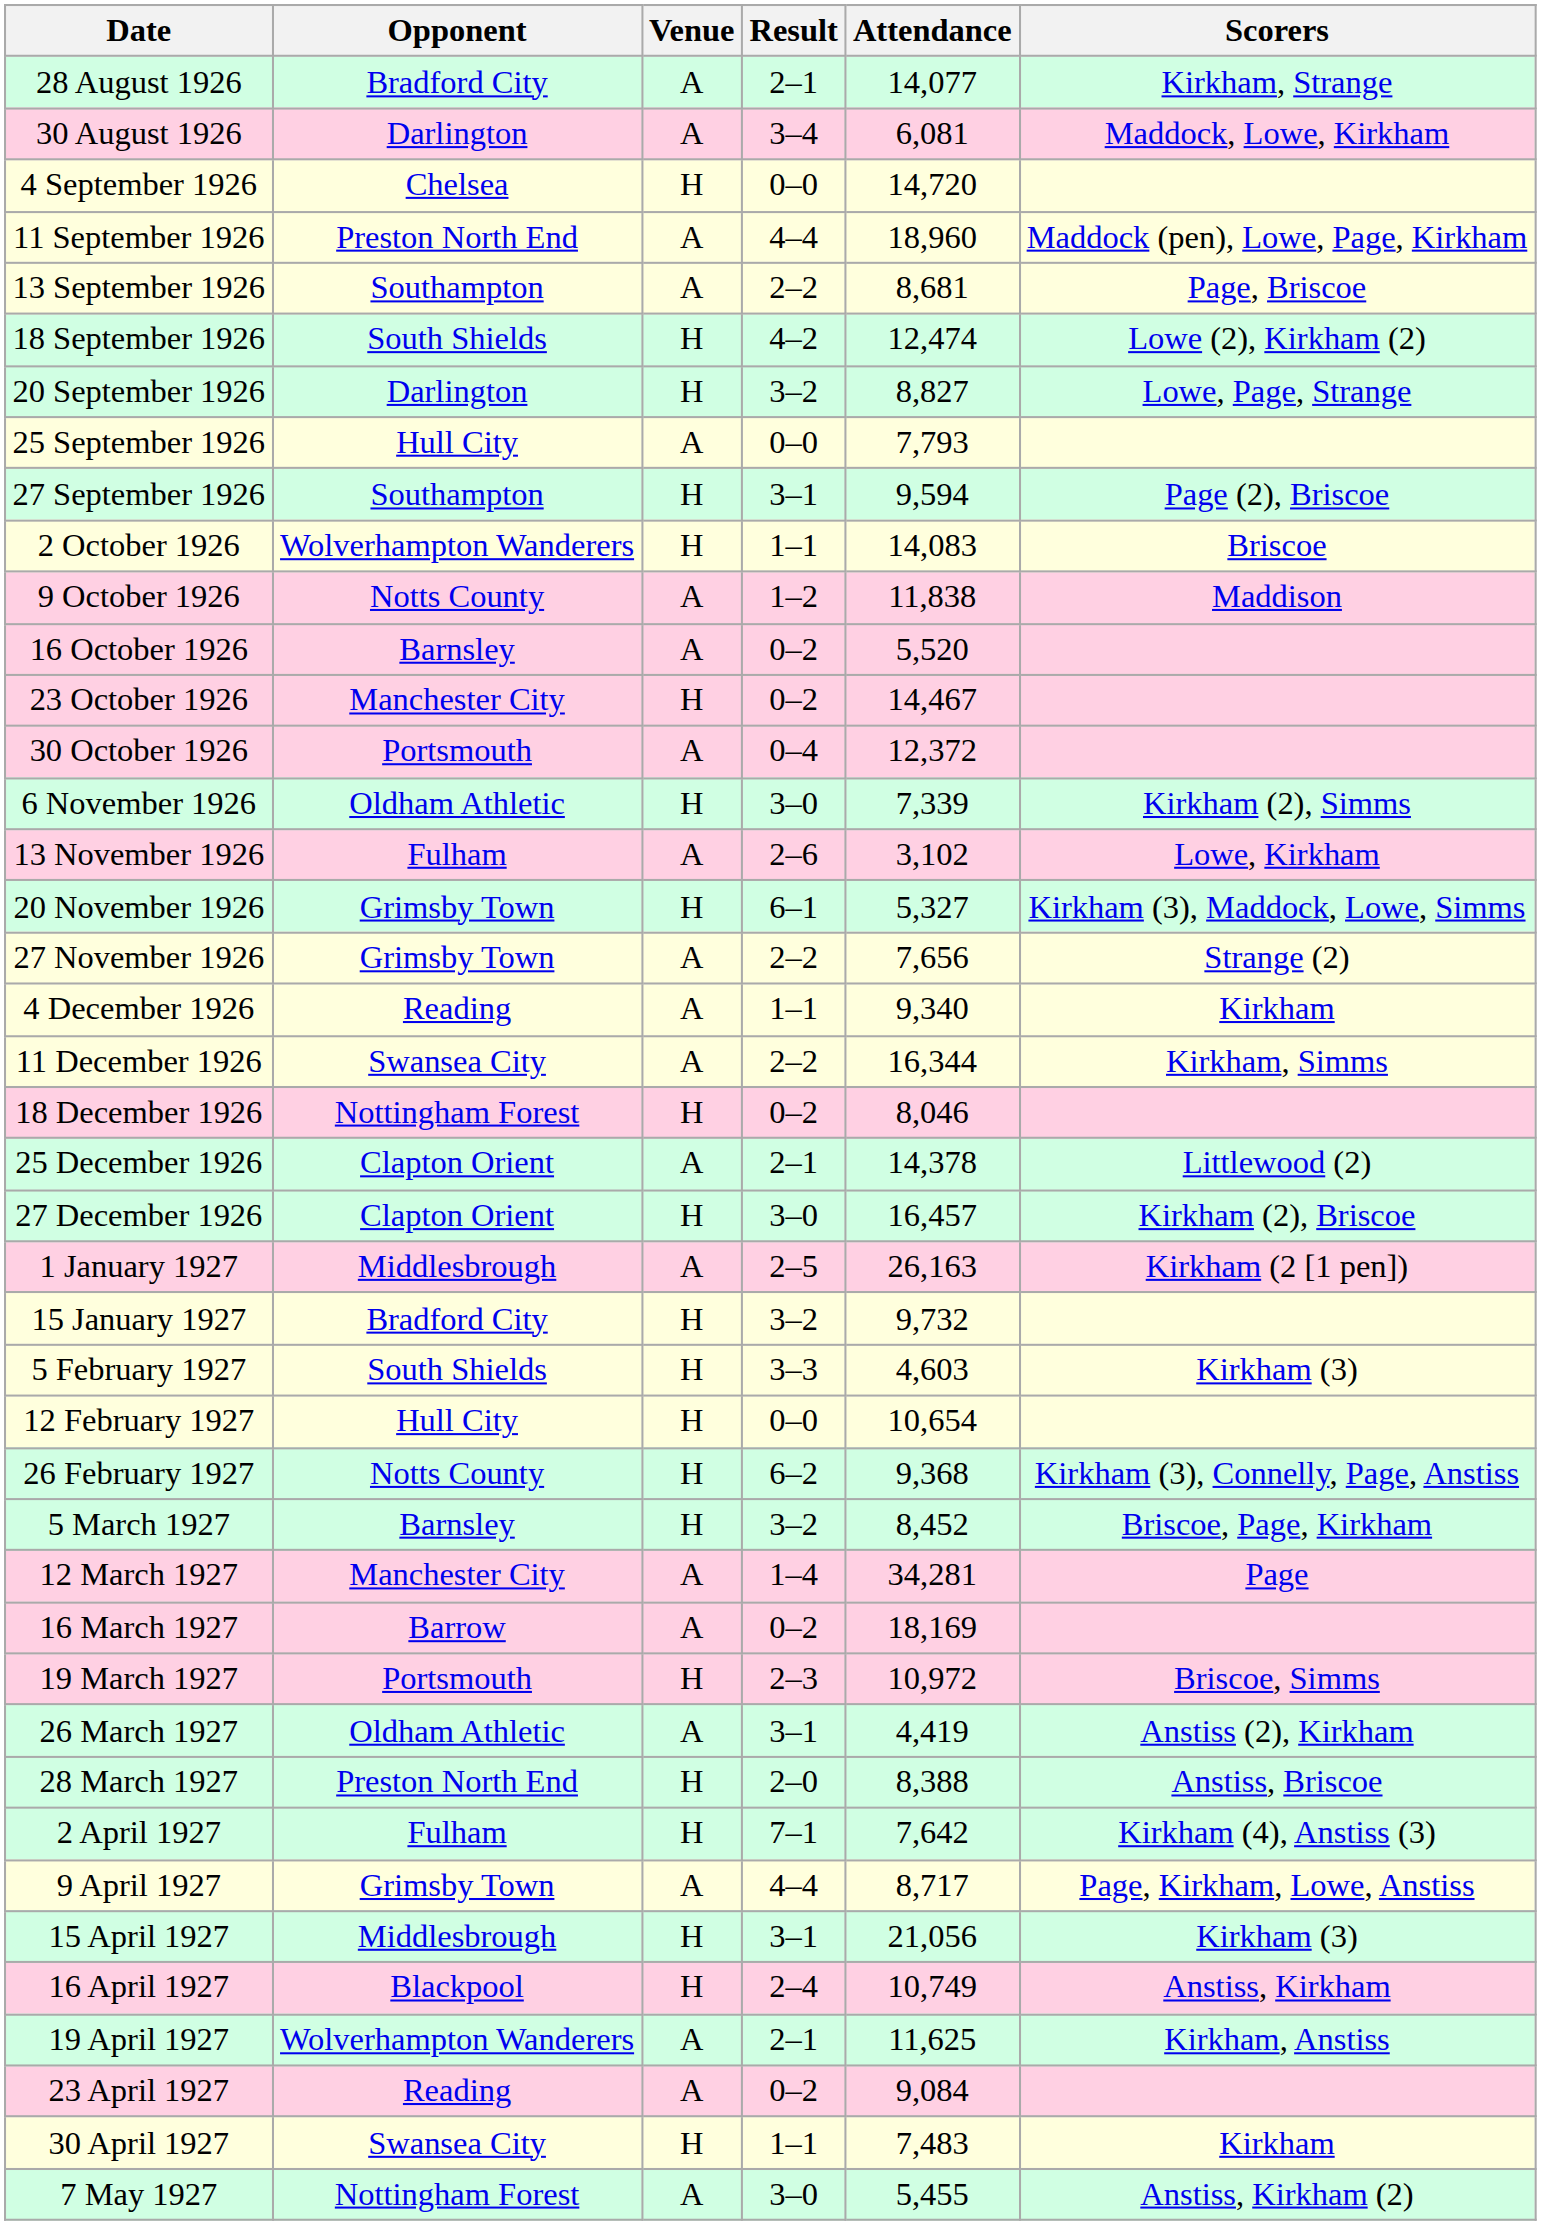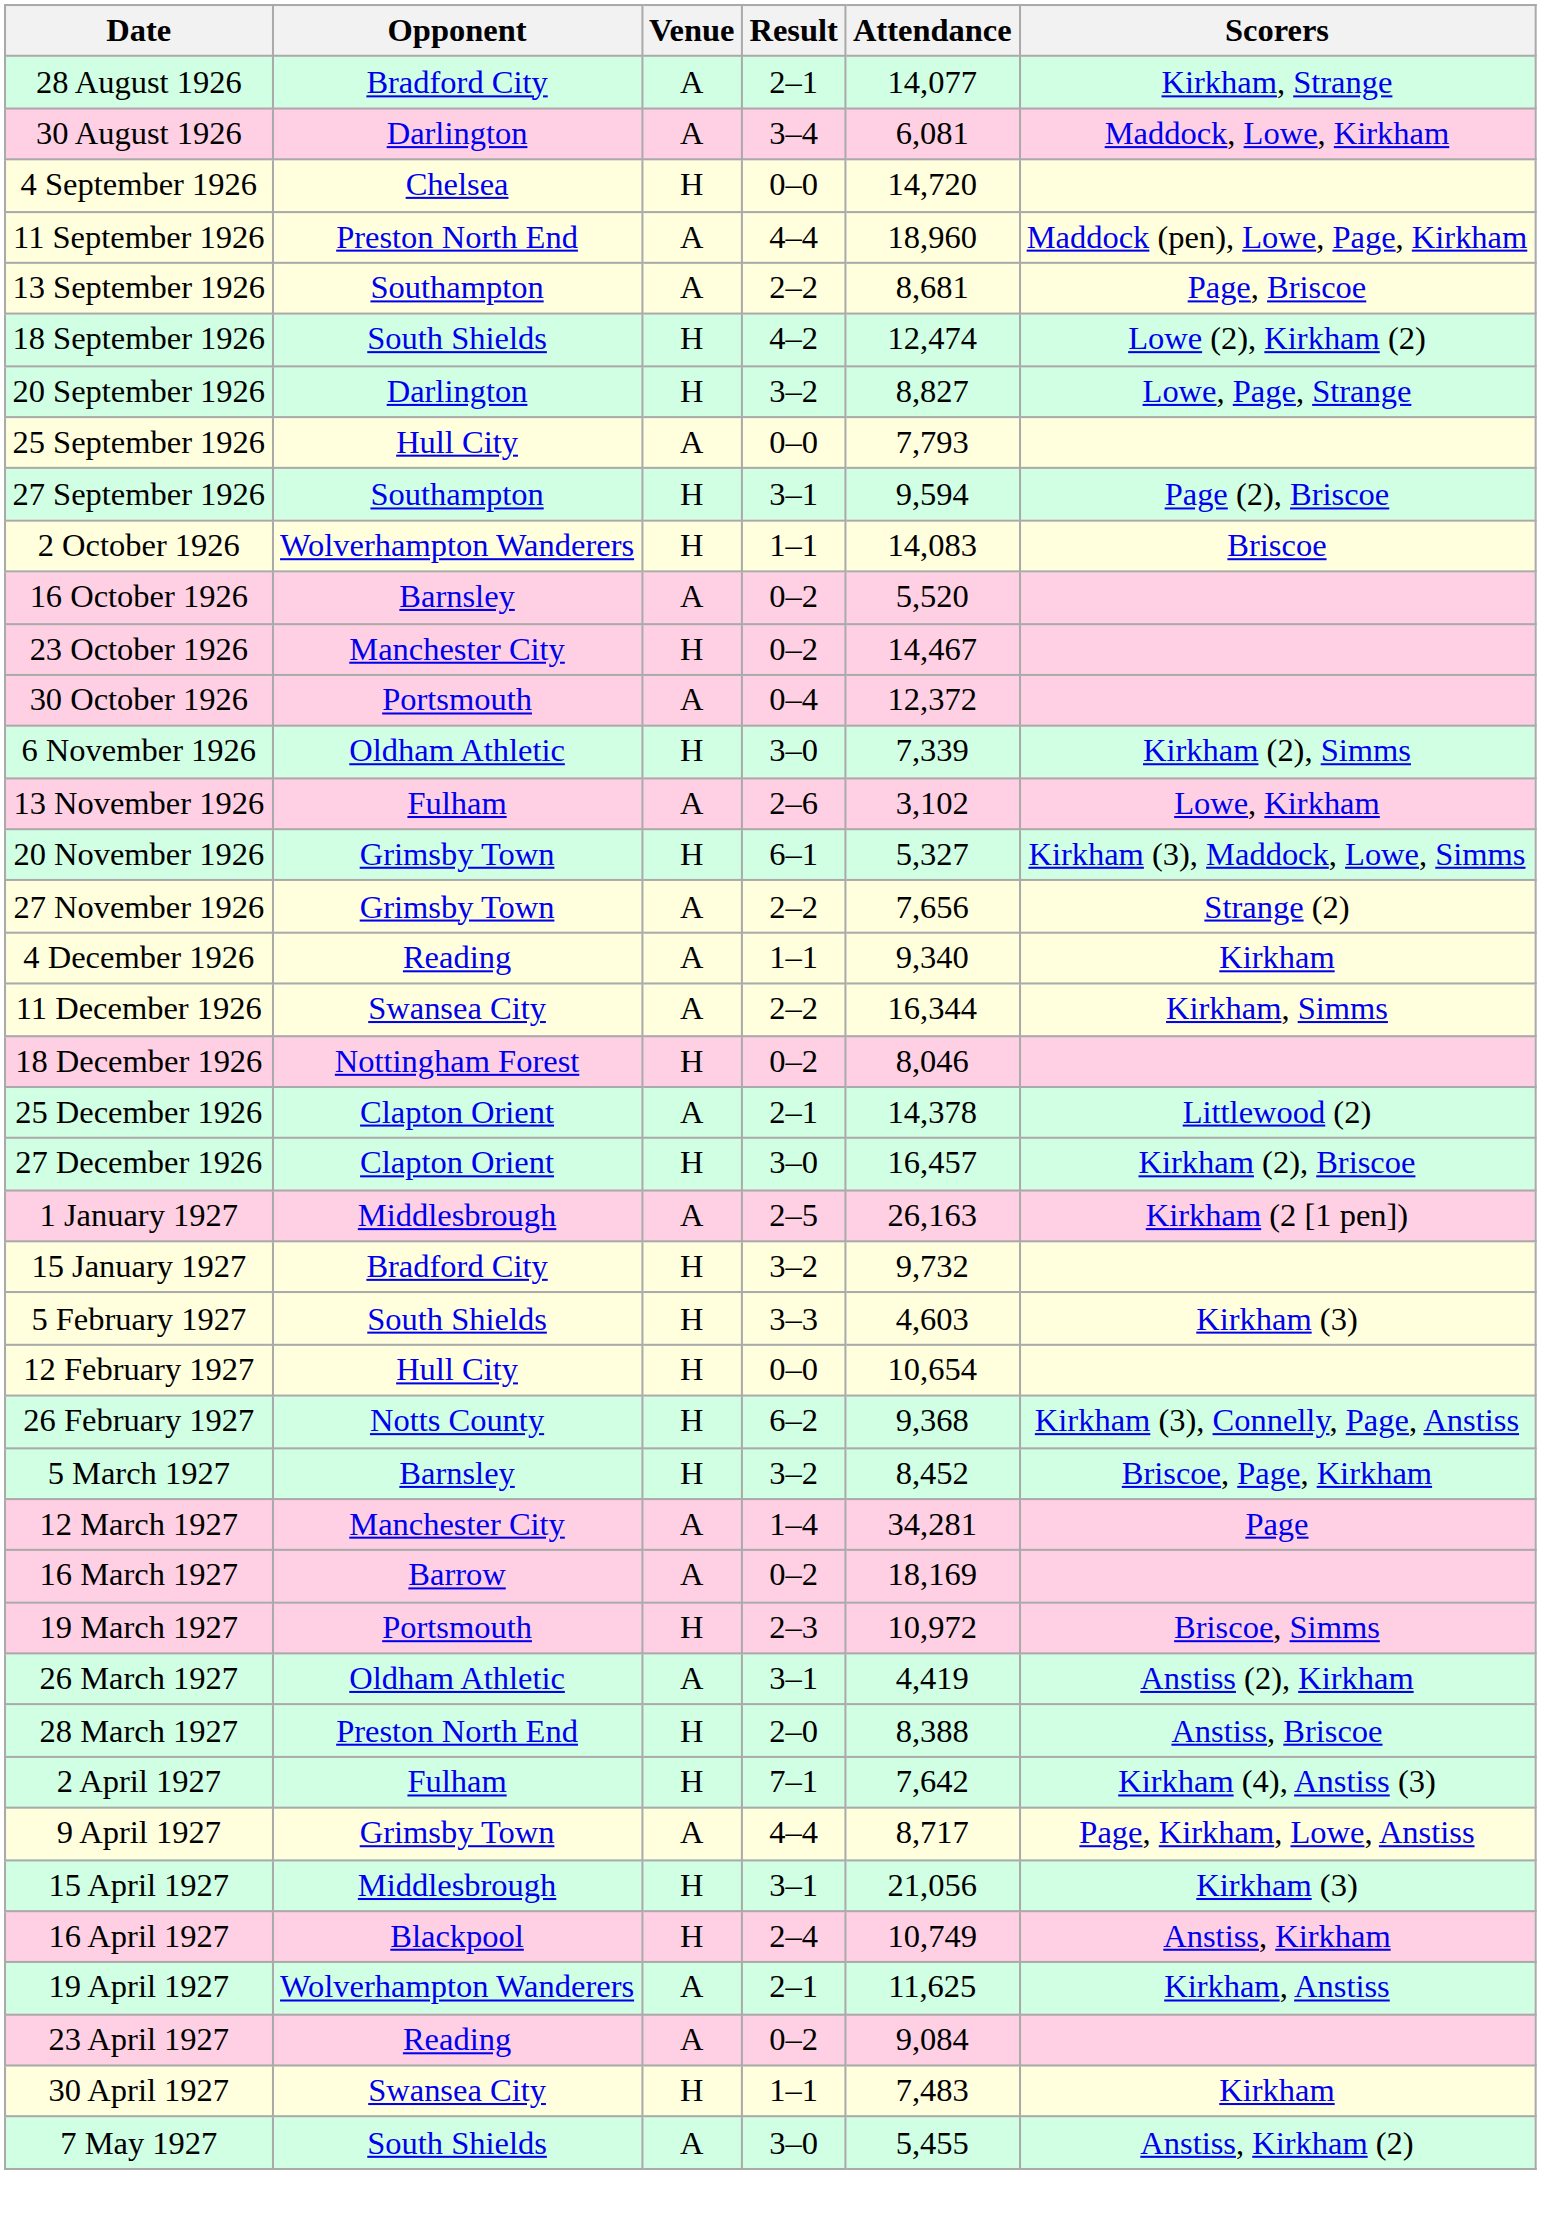- row: (139, 596)
(457, 2193) Nottingham Forest -> (457, 2142) South Shields
